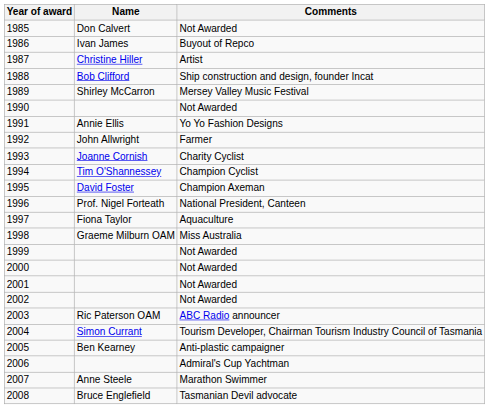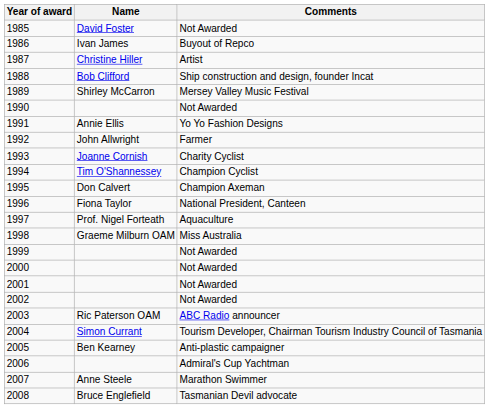(103, 28) Don Calvert -> (105, 28) David Foster
(105, 188) David Foster -> (103, 188) Don Calvert
(121, 204) Prof. Nigel Forteath -> (104, 204) Fiona Taylor
(104, 220) Fiona Taylor -> (121, 220) Prof. Nigel Forteath
